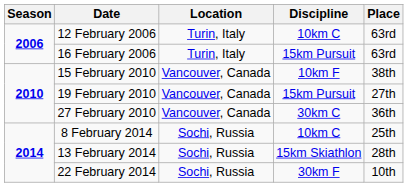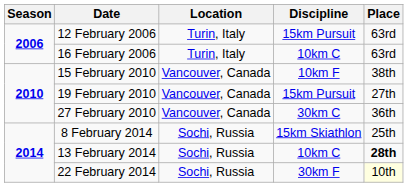(319, 34) 10km C -> (319, 34) 15km Pursuit
(319, 53) 15km Pursuit -> (319, 53) 10km C
(319, 133) 10km C -> (319, 133) 15km Skiathlon
(319, 152) 15km Skiathlon -> (319, 152) 10km C
(384, 152) normal -> (384, 152) bold
(384, 172) no background -> (384, 172) lightyellow background
